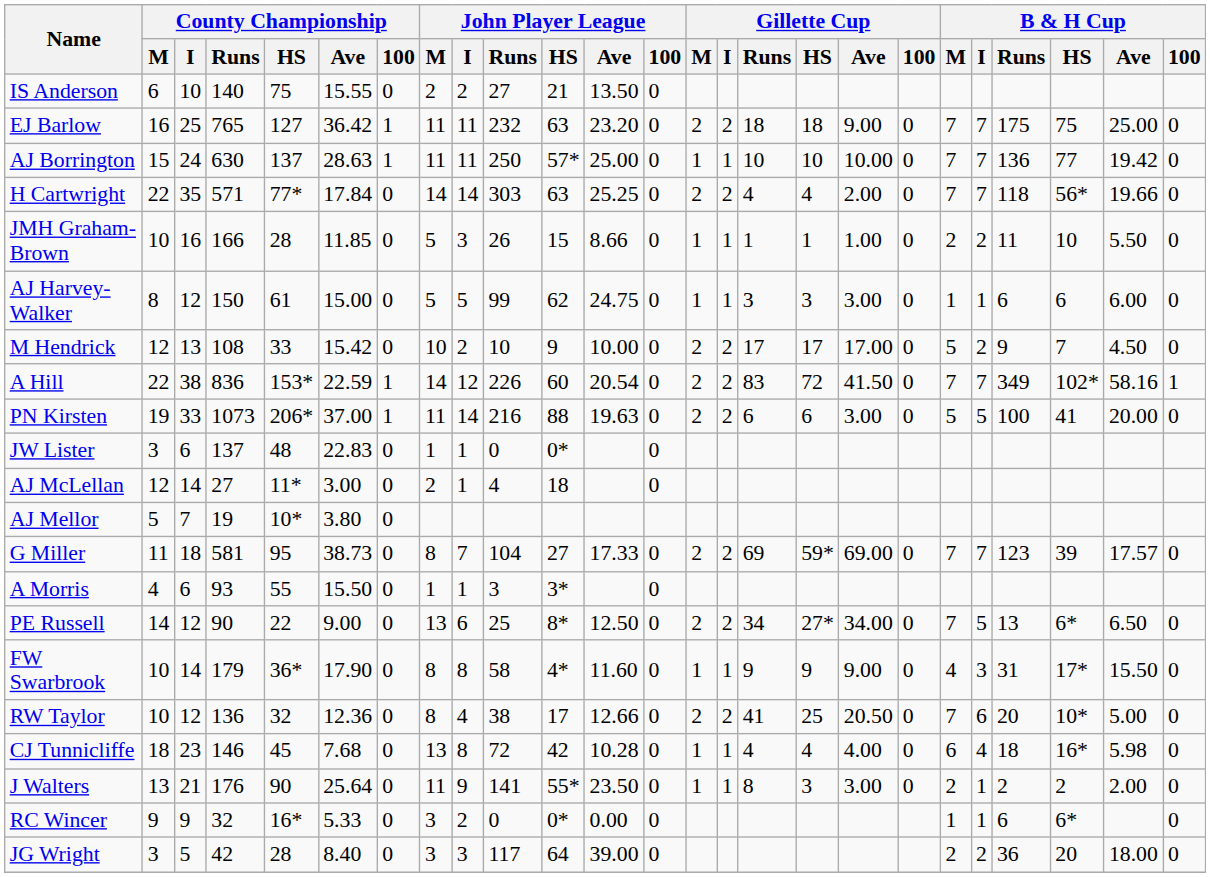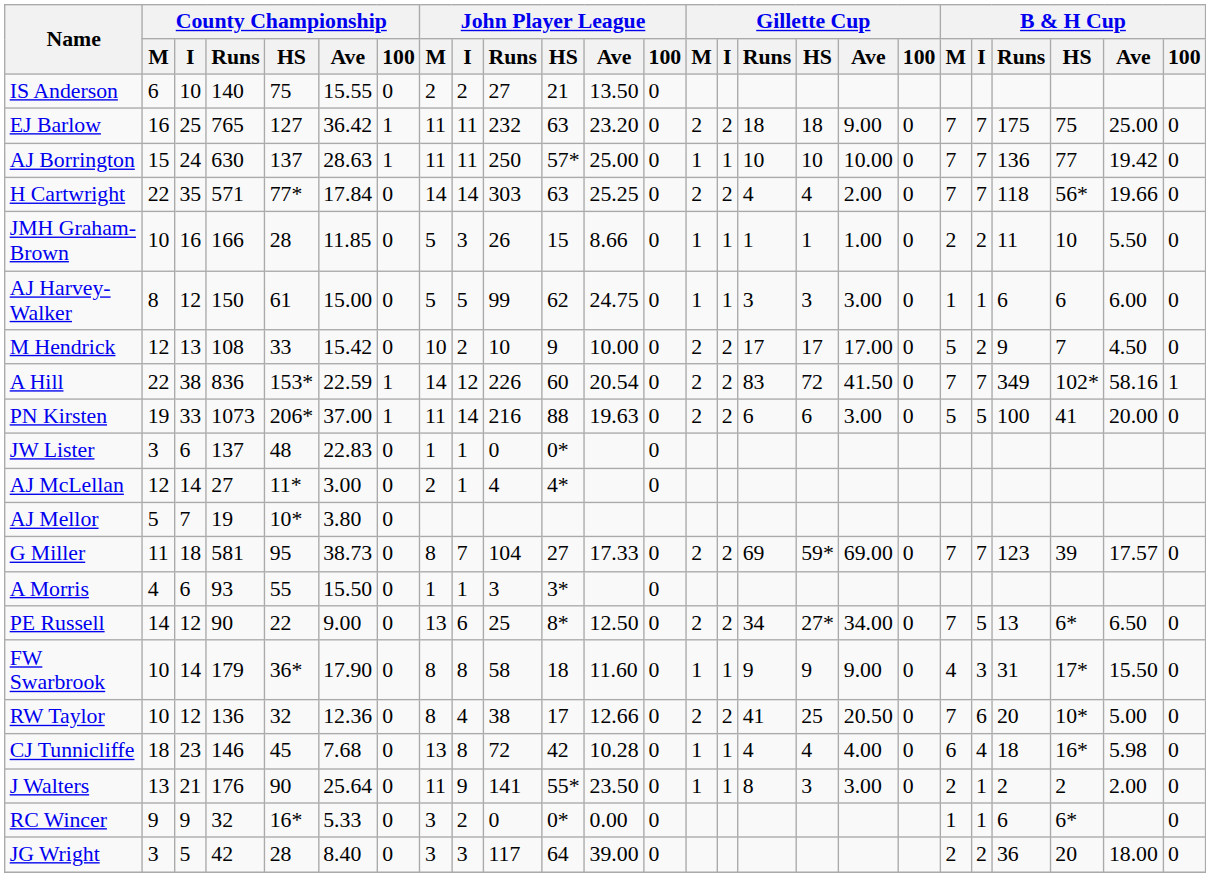(558, 484) 18 -> (558, 484) 4*
(558, 669) 4* -> (558, 669) 18
